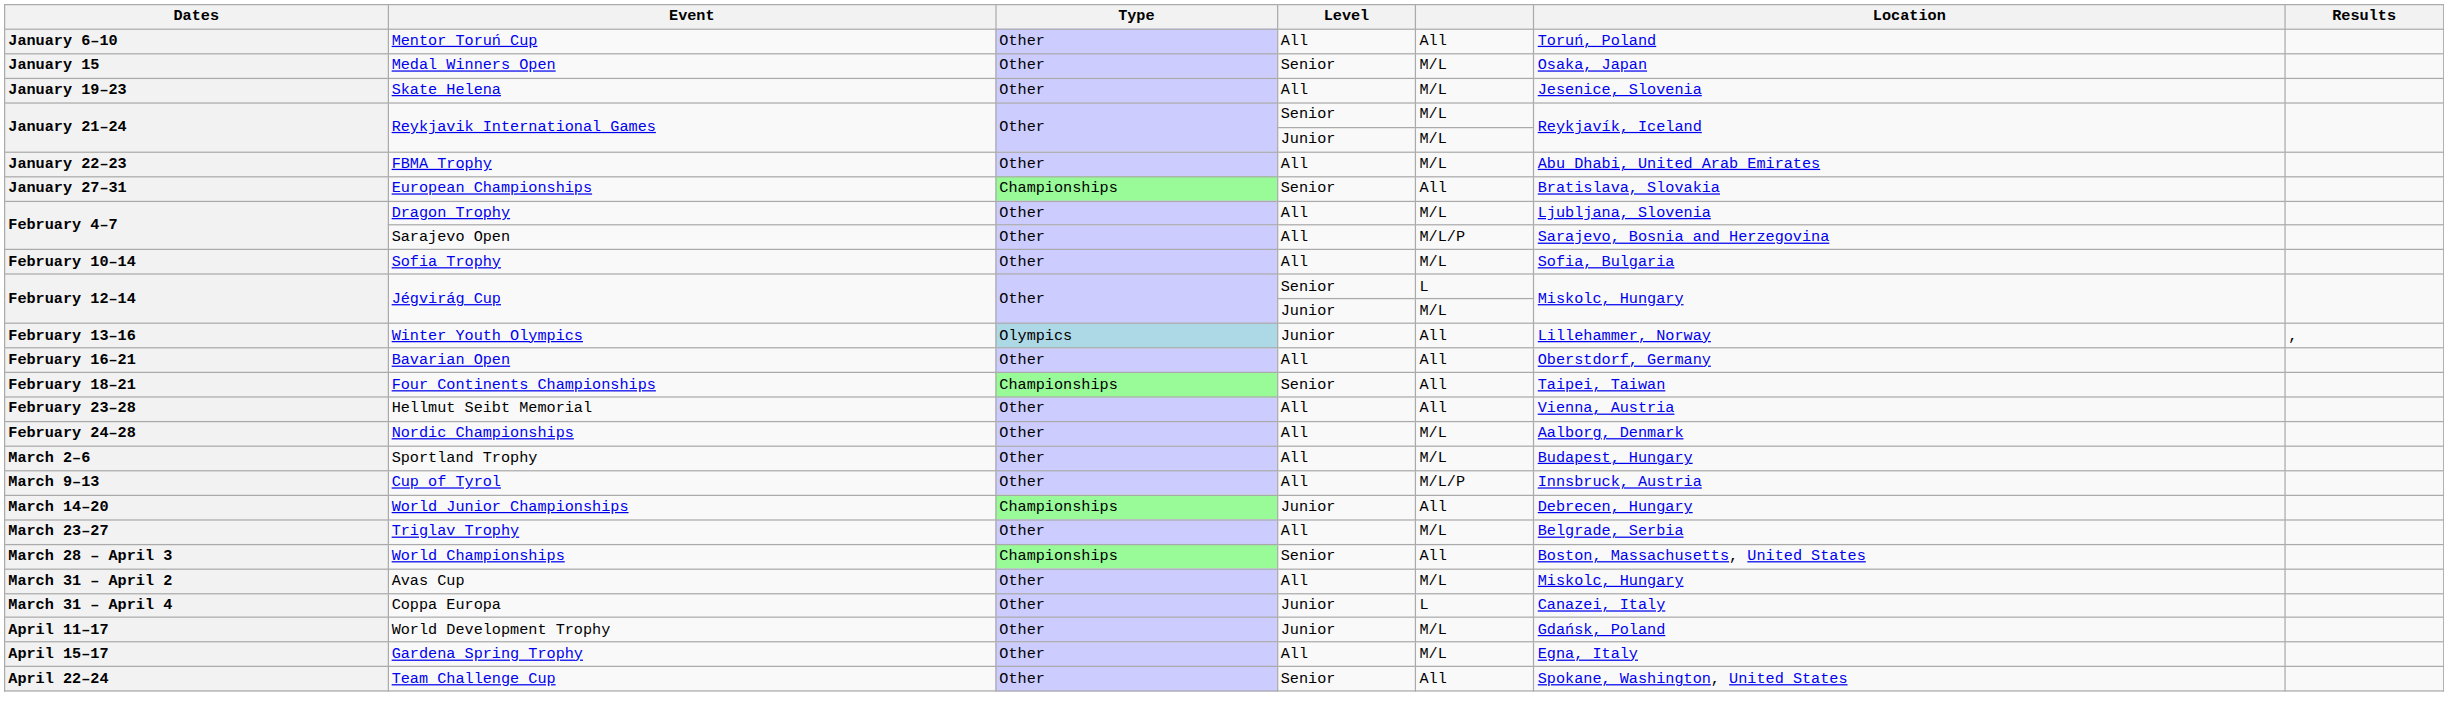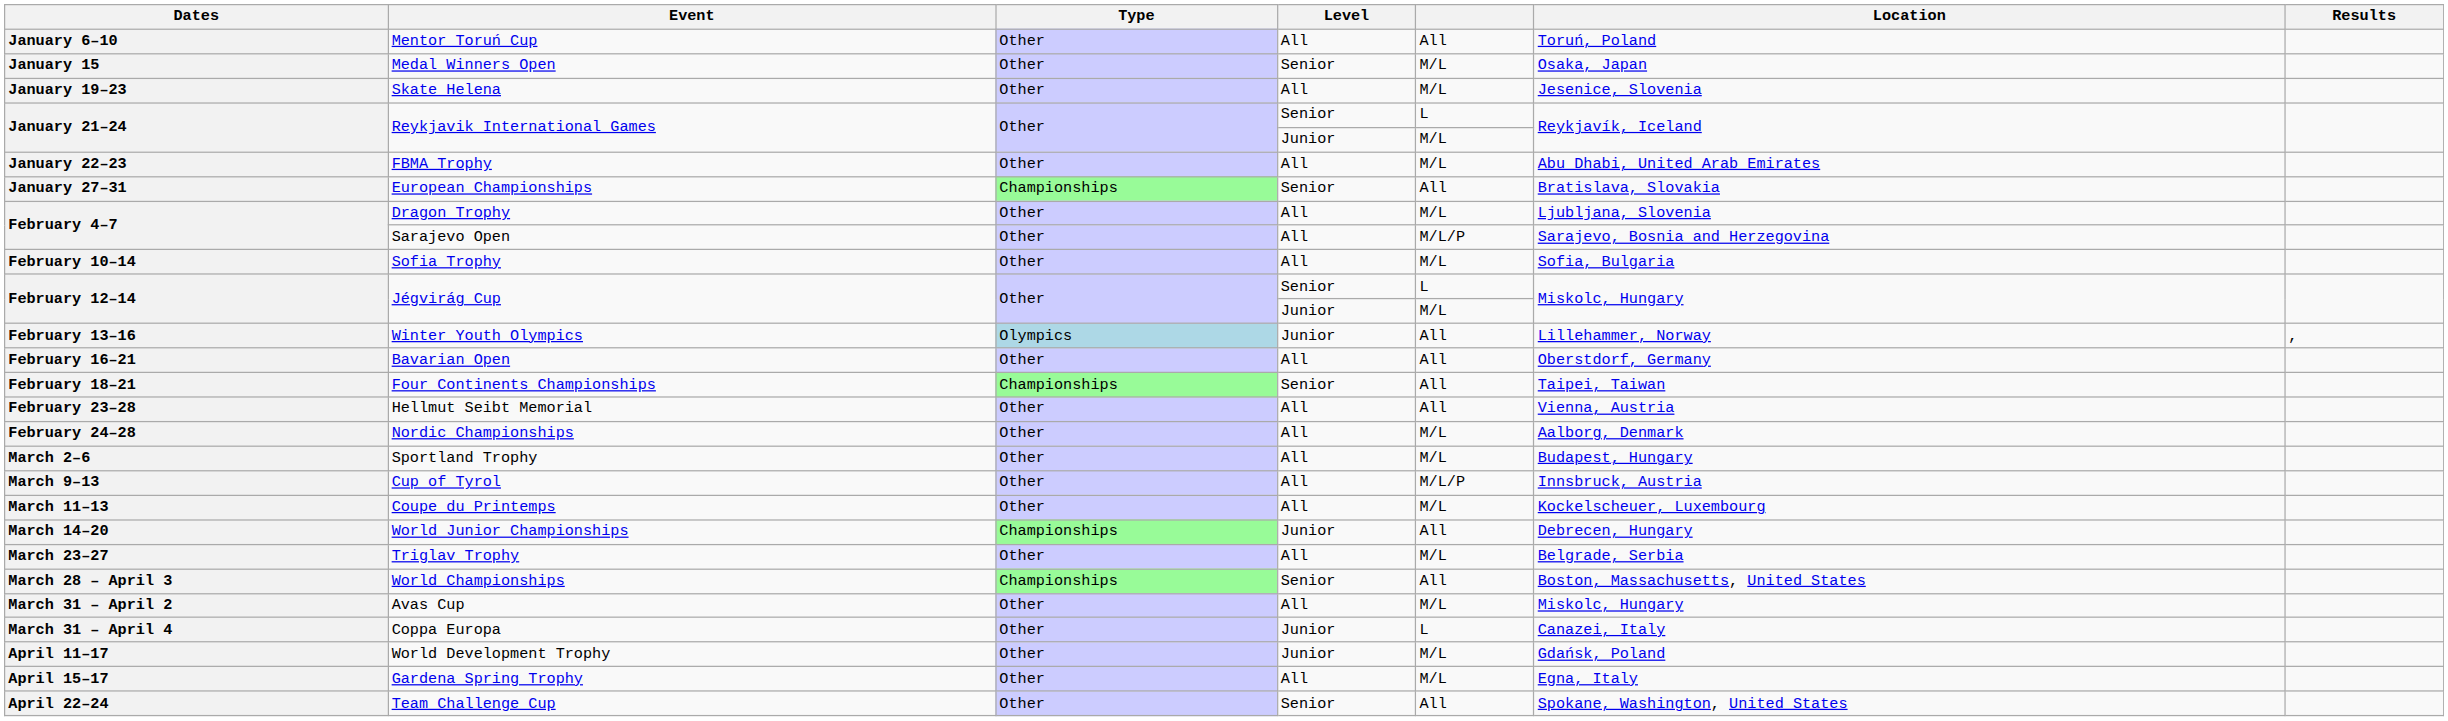(1433, 115) M/L -> (1424, 115) L
+ row: (474, 508)
